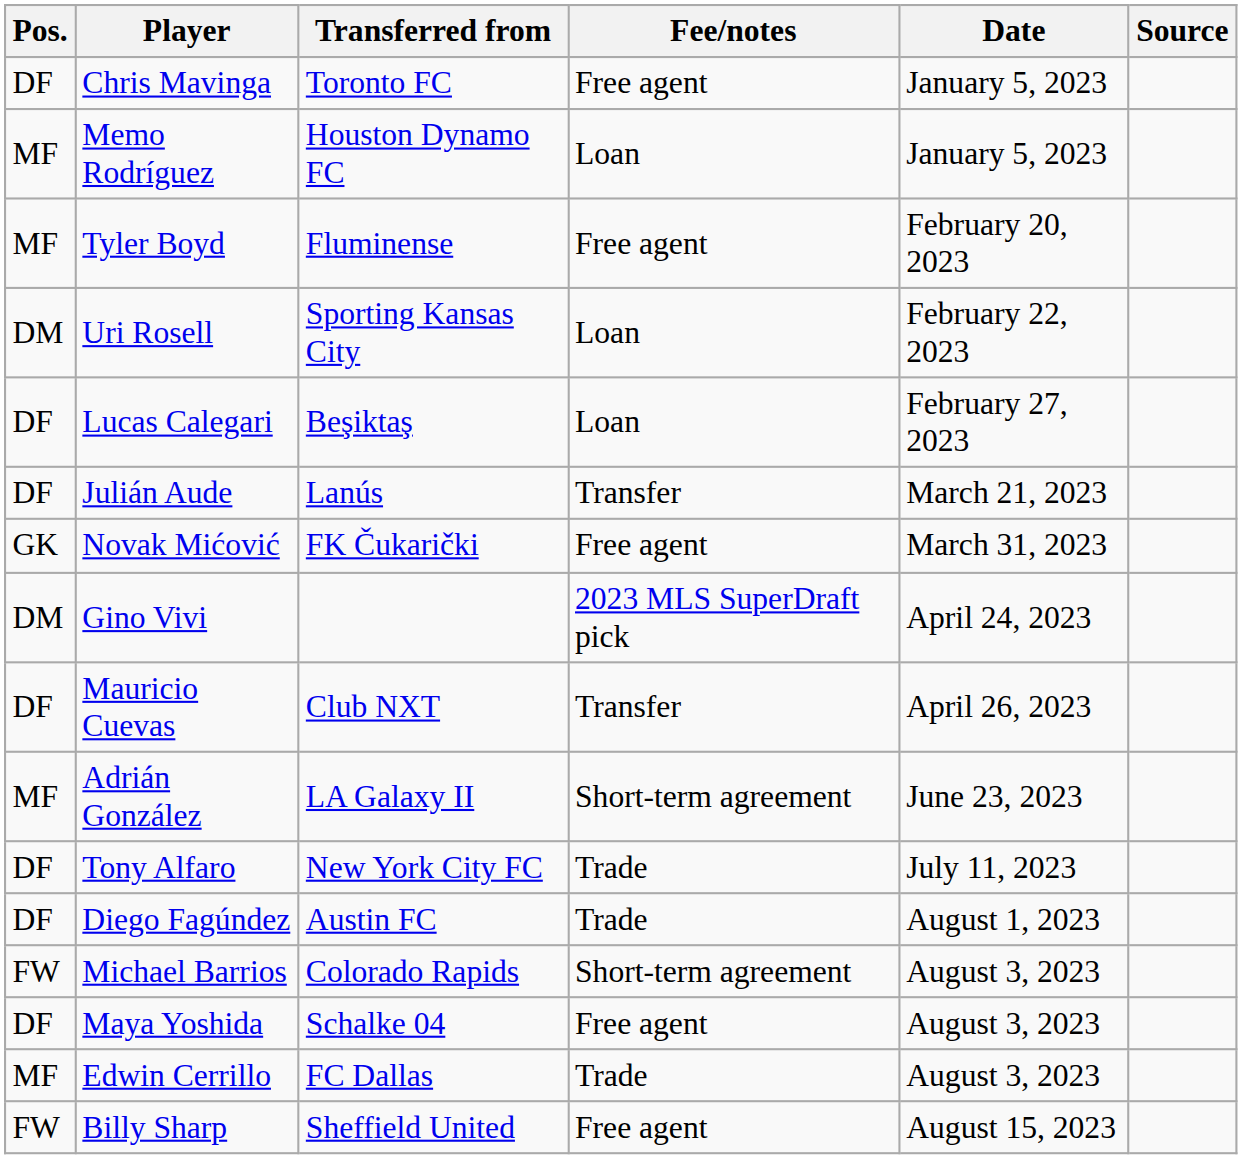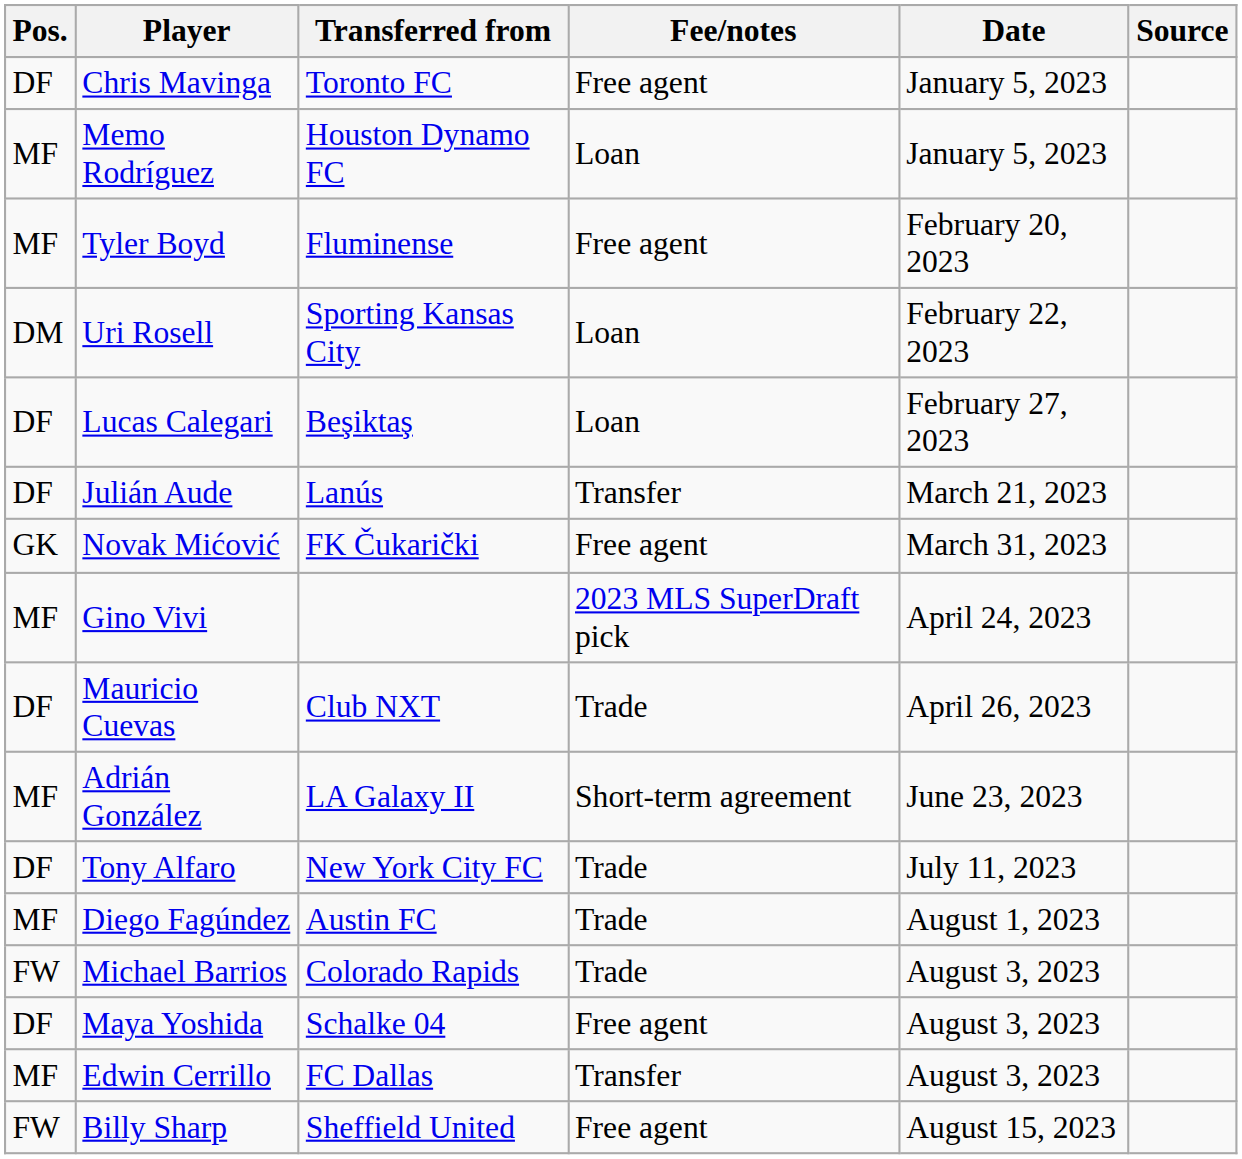(38, 616) DM -> (35, 616) MF
(628, 705) Transfer -> (611, 705) Trade
(33, 918) DF -> (35, 918) MF
(713, 970) Short-term agreement -> (611, 970) Trade
(611, 1074) Trade -> (628, 1074) Transfer
